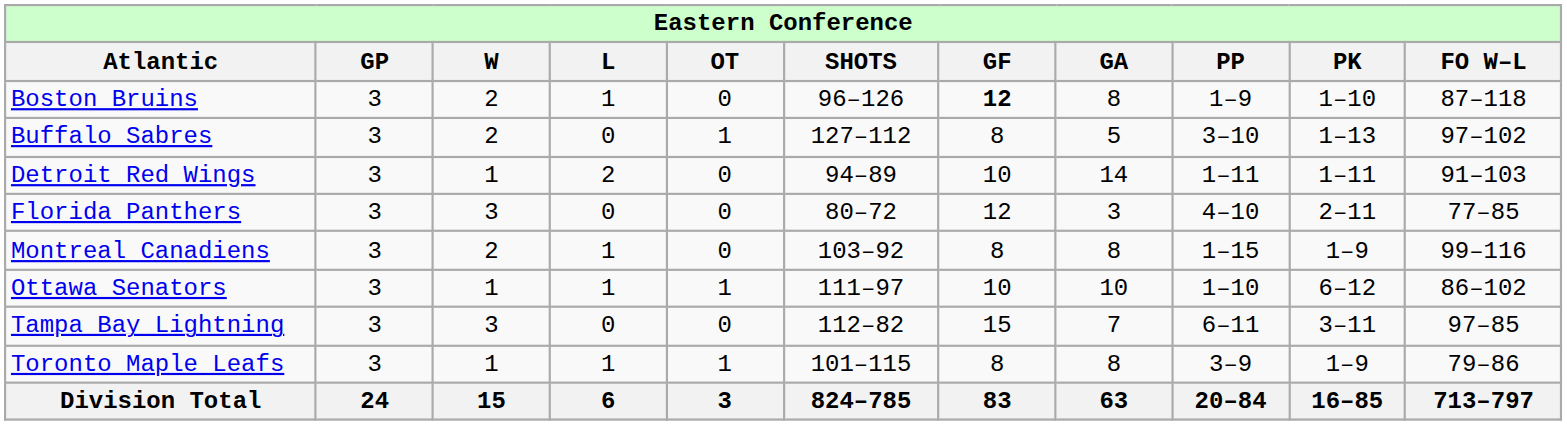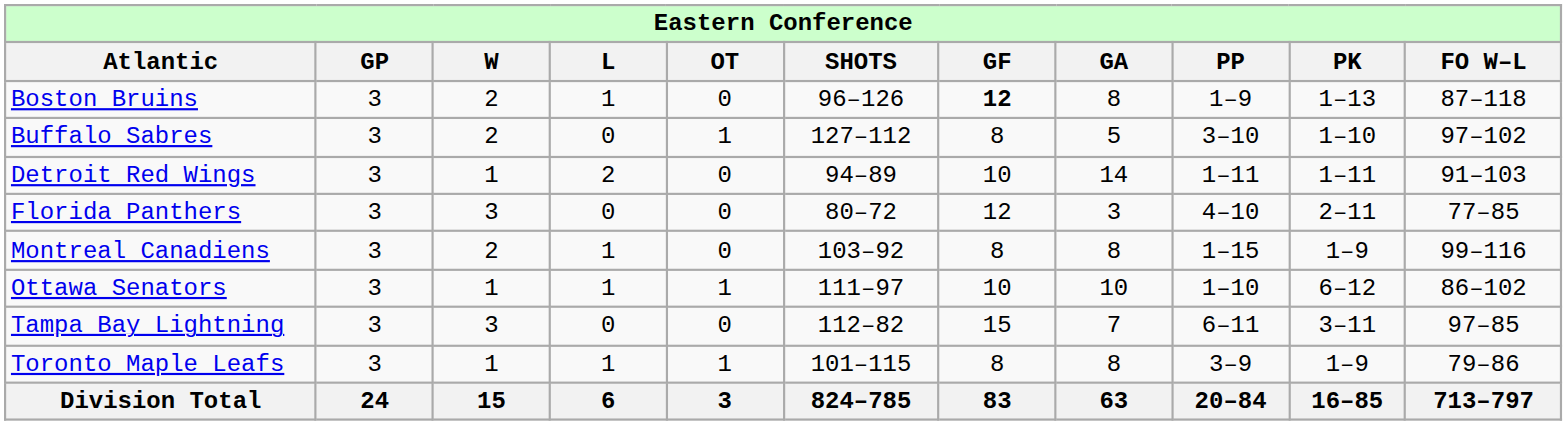(1347, 100) 1–10 -> (1347, 100) 1–13
(1347, 137) 1–13 -> (1347, 137) 1–10
